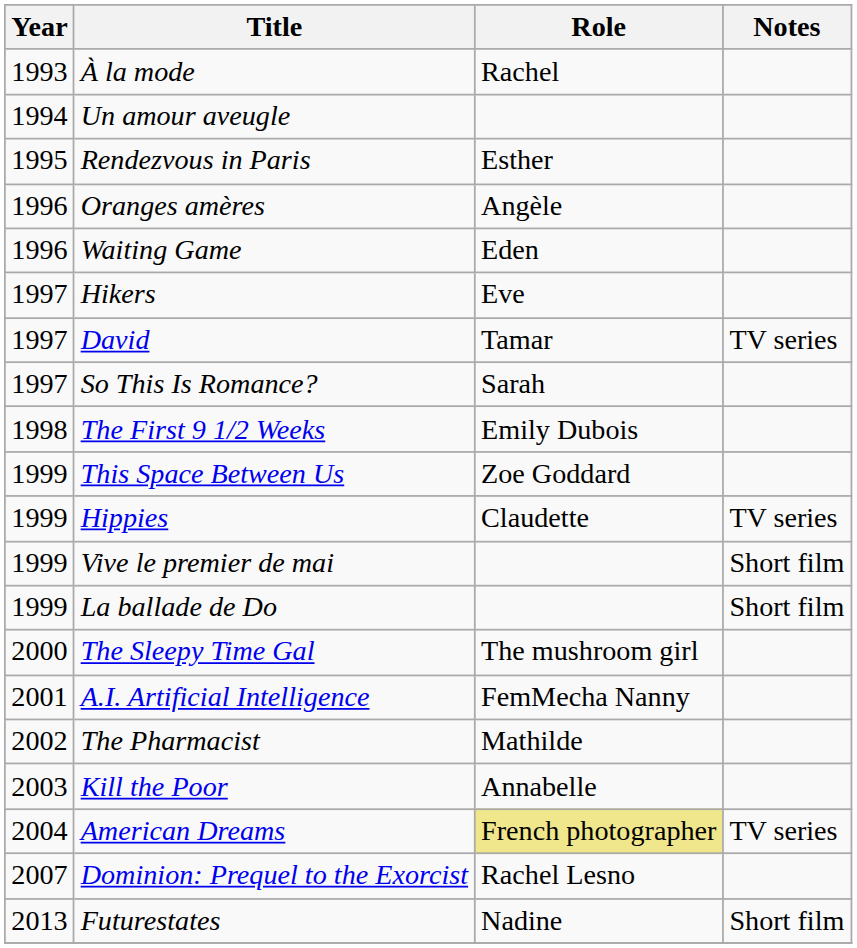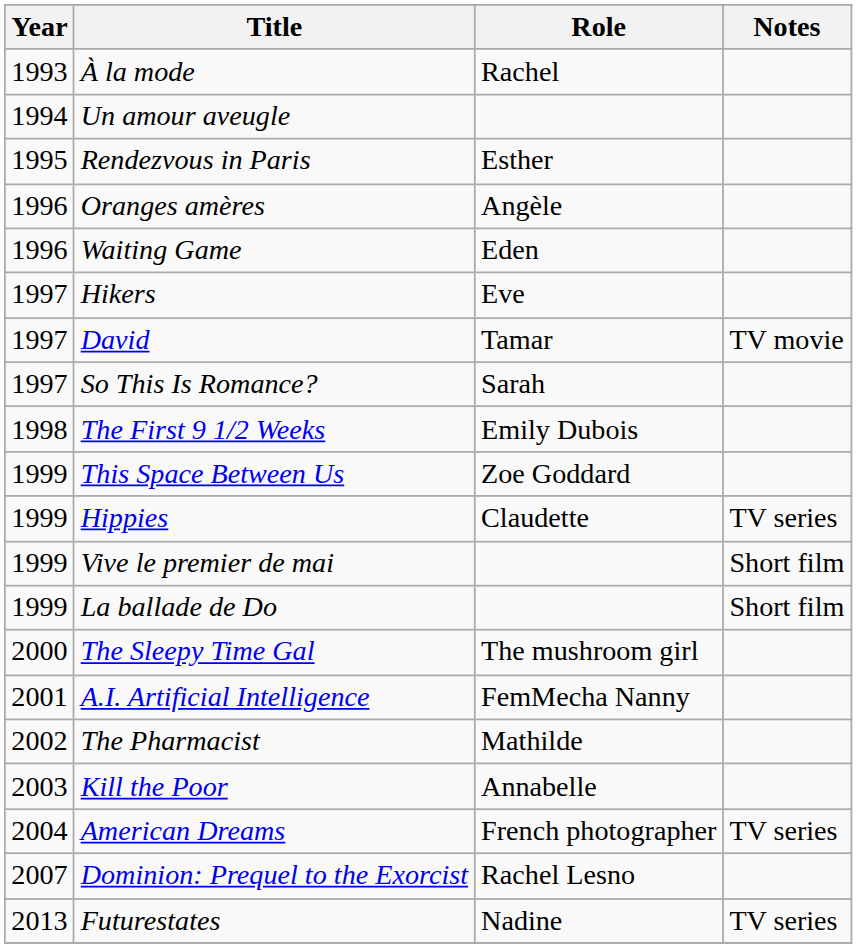(783, 339) TV series -> (787, 339) TV movie
(599, 830) khaki background -> (599, 830) no background
(787, 920) Short film -> (783, 920) TV series
